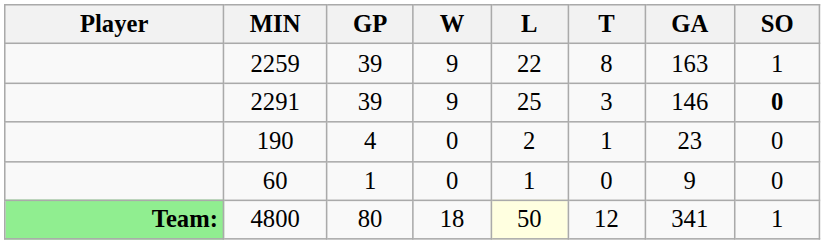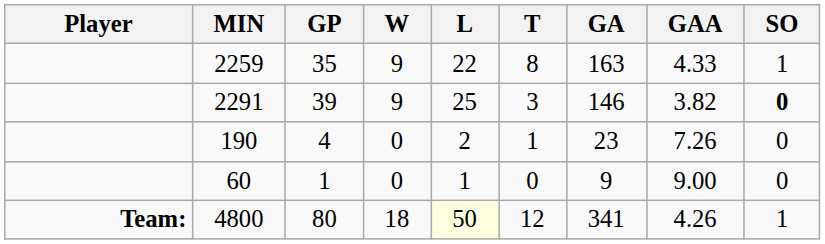+ column: (695, 24)
(370, 63) 39 -> (324, 63) 35
(185, 219) lightgreen background -> (153, 219) no background
